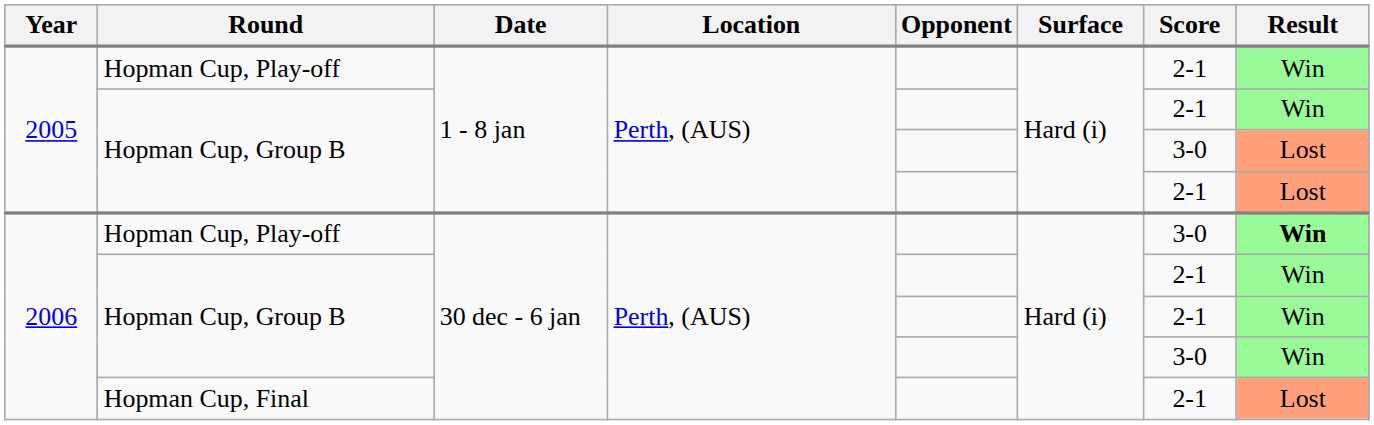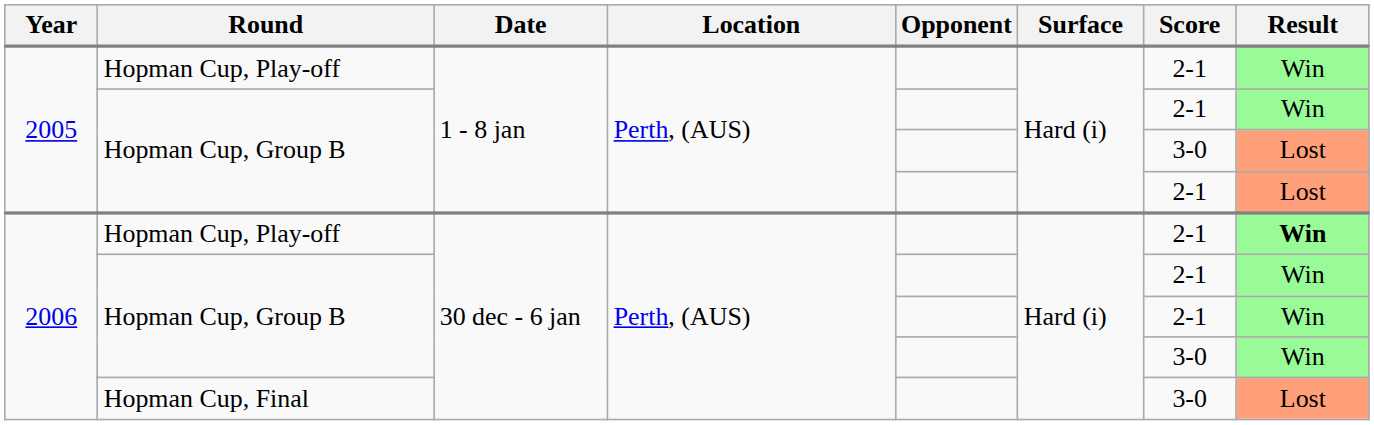(1190, 233) 3-0 -> (1190, 233) 2-1
(1190, 398) 2-1 -> (1190, 398) 3-0
